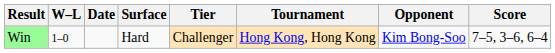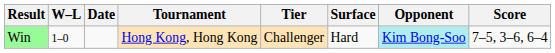columns swapped: (308, 15) <-> (144, 15)
(424, 37) no background -> (424, 37) paleturquoise background
